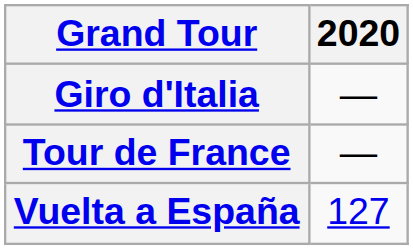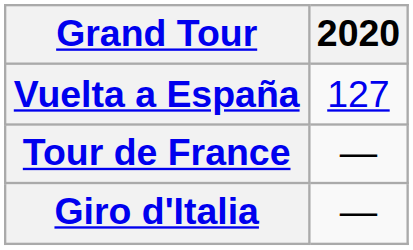rows swapped: (157, 93) <-> (157, 212)
